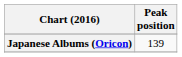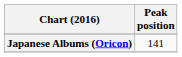(156, 43) 139 -> (156, 43) 141
